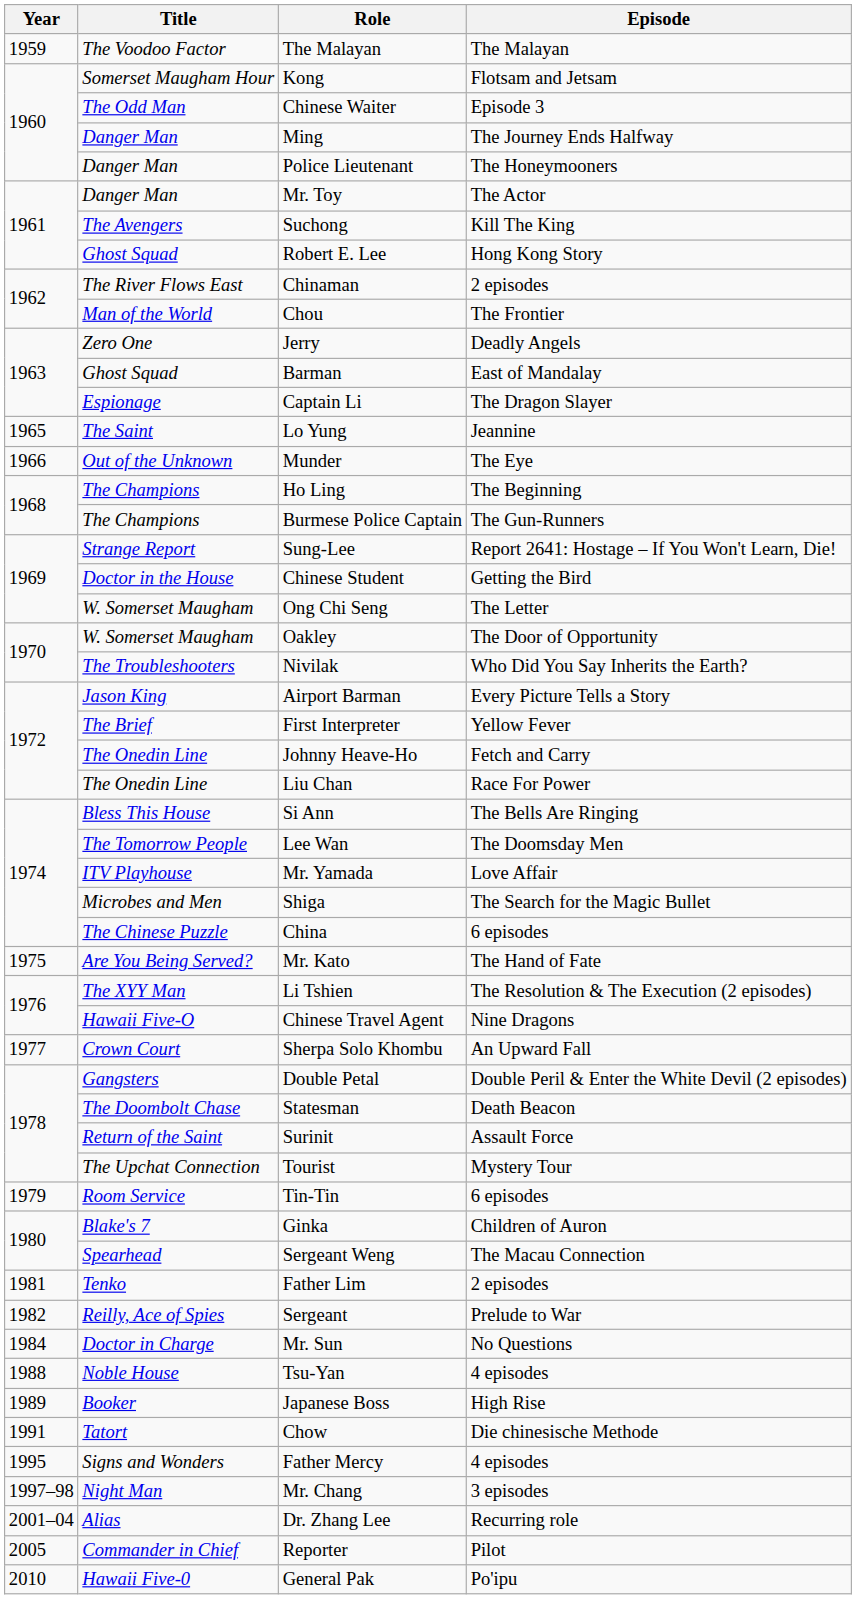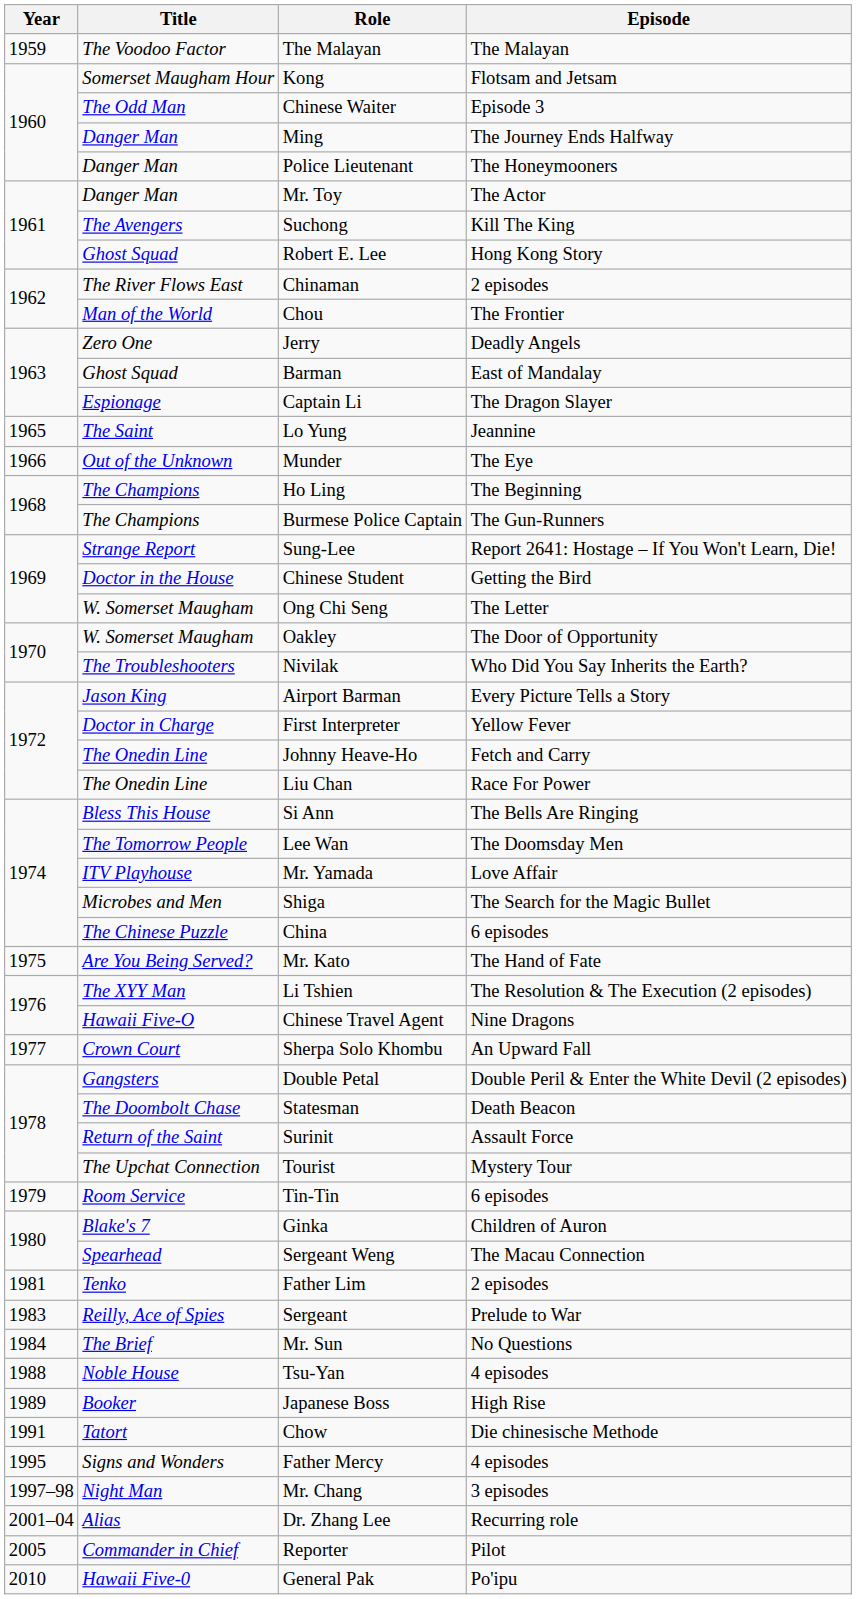(117, 725) The Brief -> (148, 725) Doctor in Charge
(27, 1314) 1982 -> (27, 1314) 1983
(148, 1343) Doctor in Charge -> (117, 1343) The Brief
